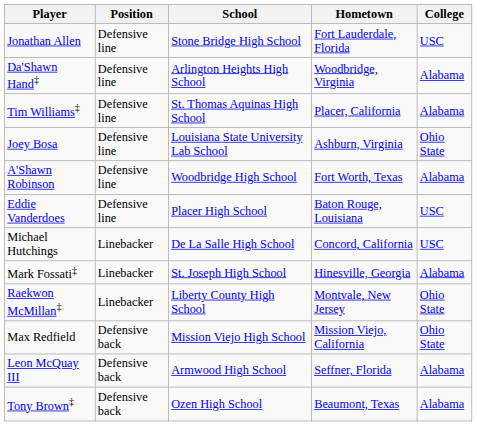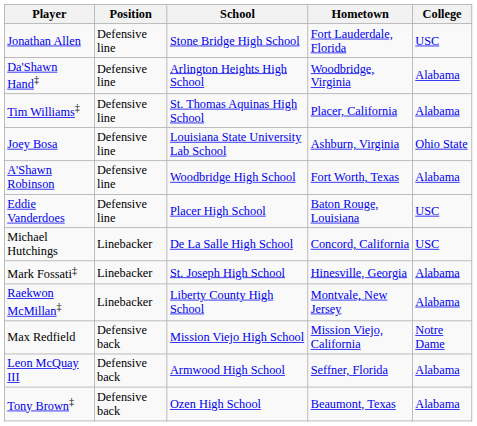(432, 302) Ohio State -> (437, 302) Alabama
(432, 337) Ohio State -> (430, 337) Notre Dame
